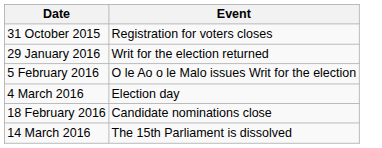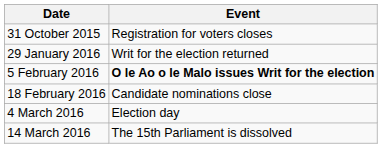(234, 73) normal -> (243, 73) bold
rows swapped: (57, 113) <-> (45, 93)
